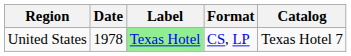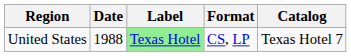(108, 39) 1978 -> (108, 39) 1988
